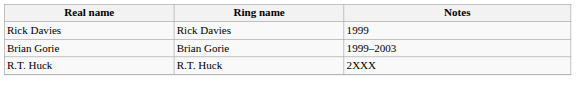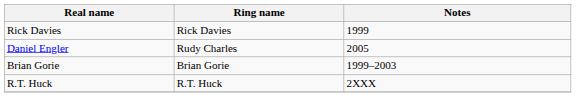+ row: (38, 48)
